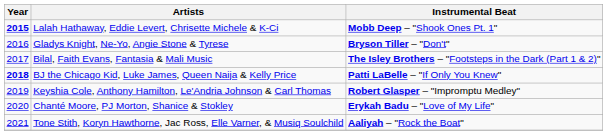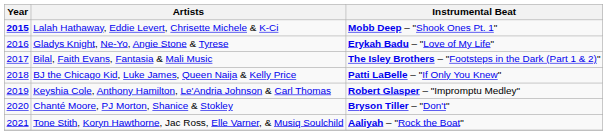(399, 43) Bryson Tiller – "Don't" -> (421, 43) Erykah Badu – "Love of My Life"
(18, 75) bold -> (18, 75) normal
(421, 106) Erykah Badu – "Love of My Life" -> (399, 106) Bryson Tiller – "Don't"
